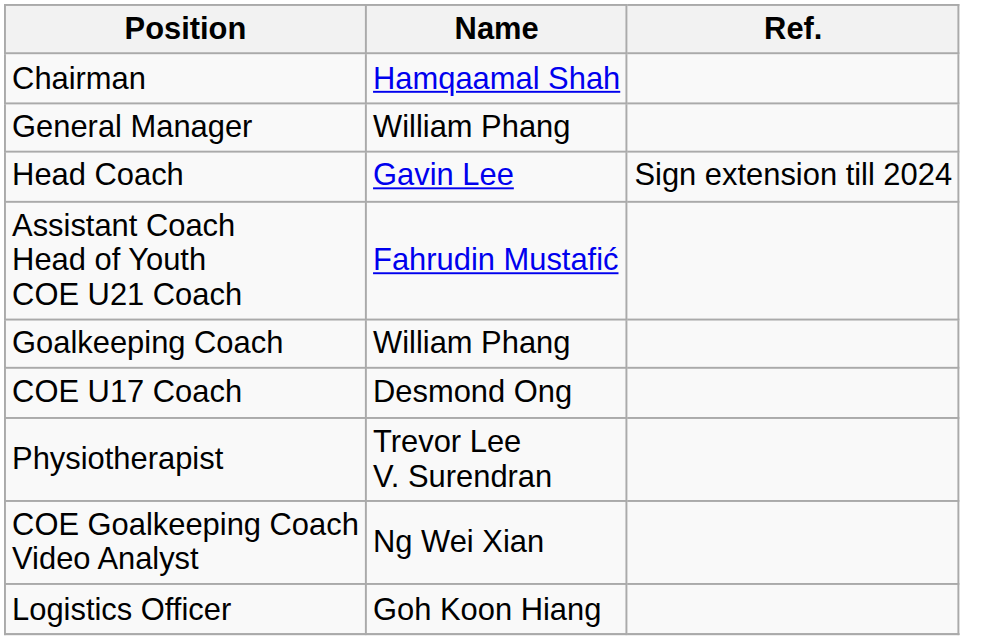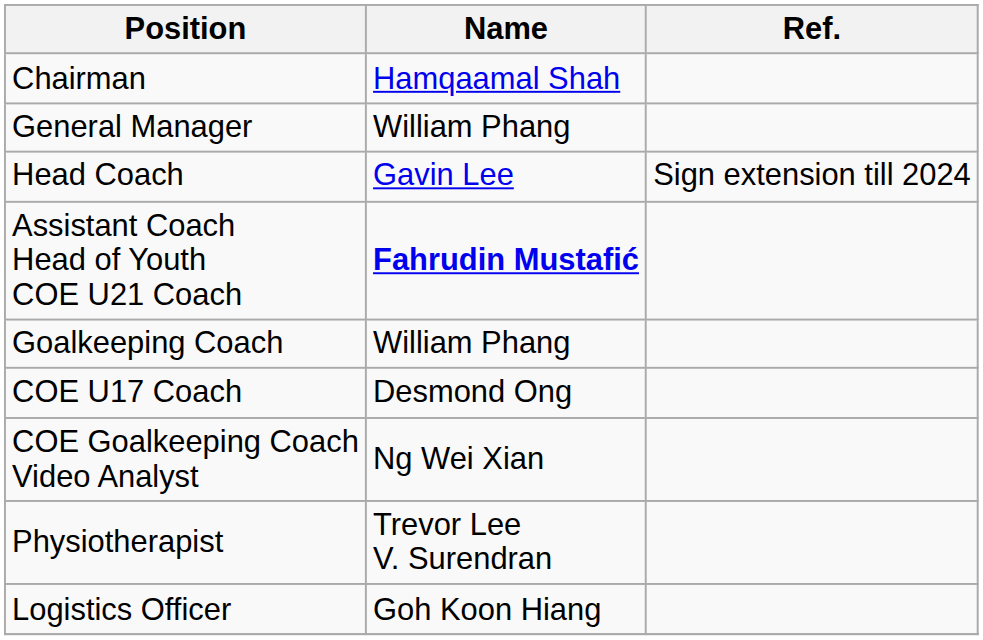(496, 259) normal -> (506, 259) bold
rows swapped: (185, 542) <-> (118, 458)
